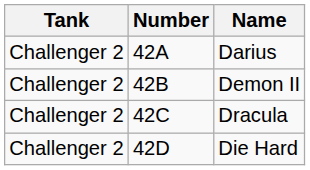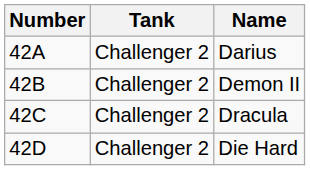columns swapped: (66, 20) <-> (171, 20)
